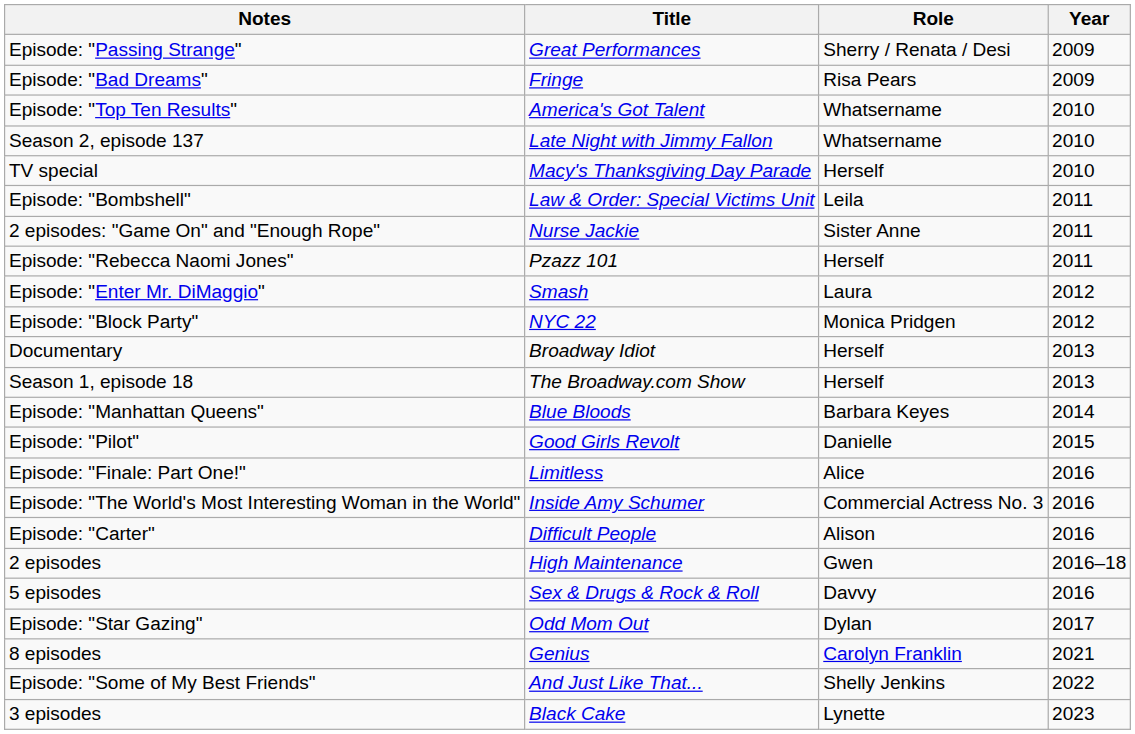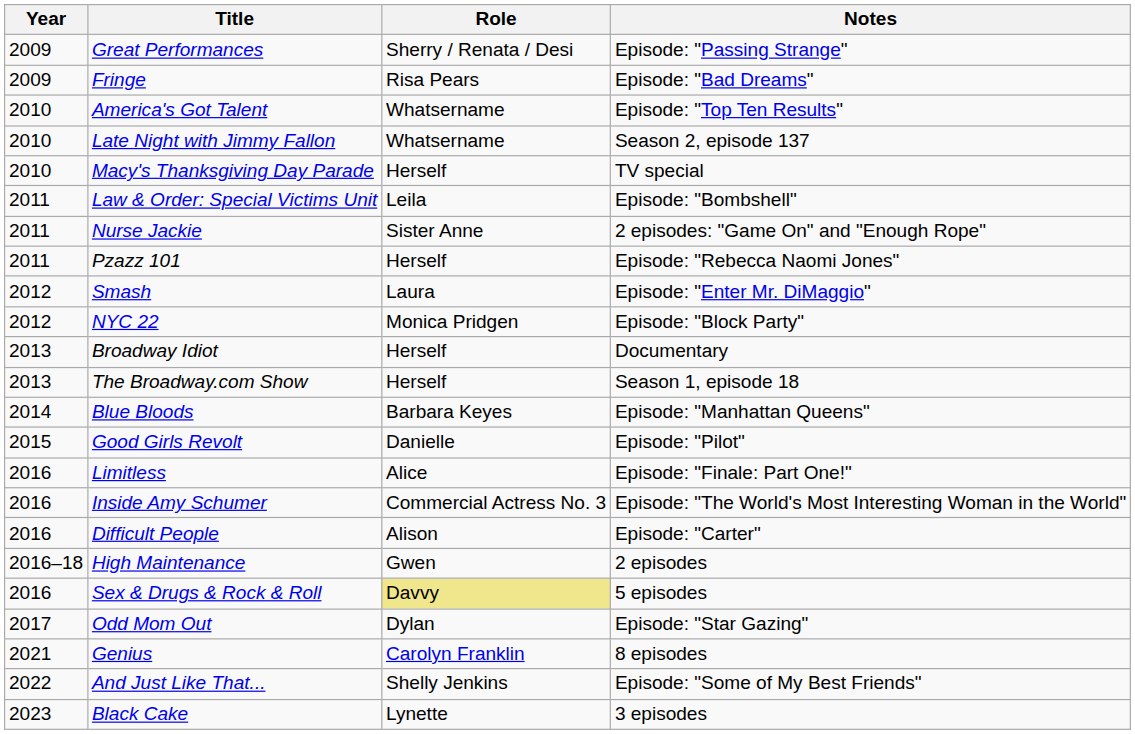columns swapped: (1089, 19) <-> (265, 19)
(850, 593) no background -> (412, 593) khaki background
